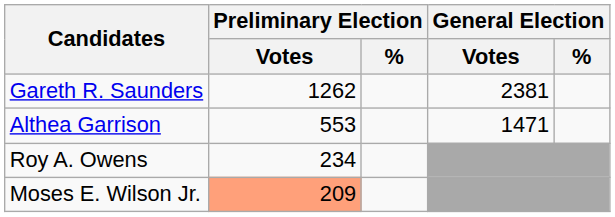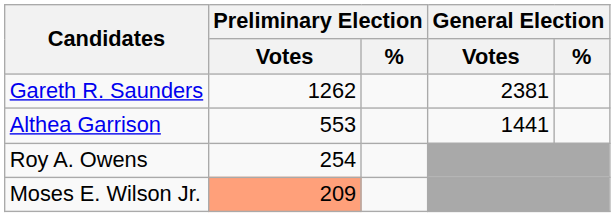(525, 125) 1471 -> (525, 125) 1441
(338, 159) 234 -> (338, 159) 254
